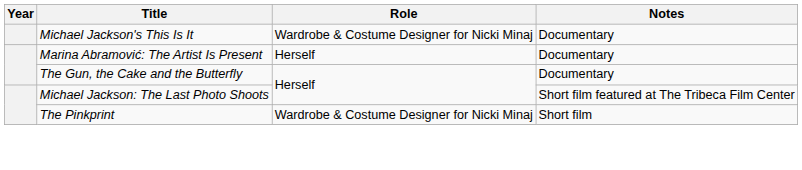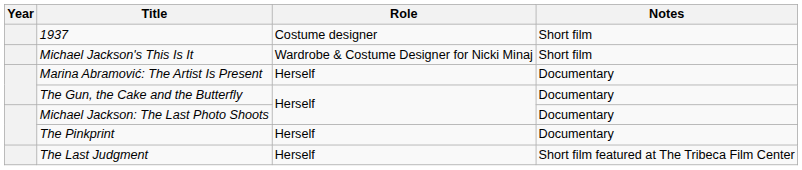+ row: (54, 34)
(576, 34) Documentary -> (565, 54) Short film
(667, 94) Short film featured at The Tribeca Film Center -> (576, 114) Documentary
(404, 114) Wardrobe & Costume Designer for Nicki Minaj -> (295, 134) Herself
(565, 114) Short film -> (576, 134) Documentary
+ row: (94, 154)
